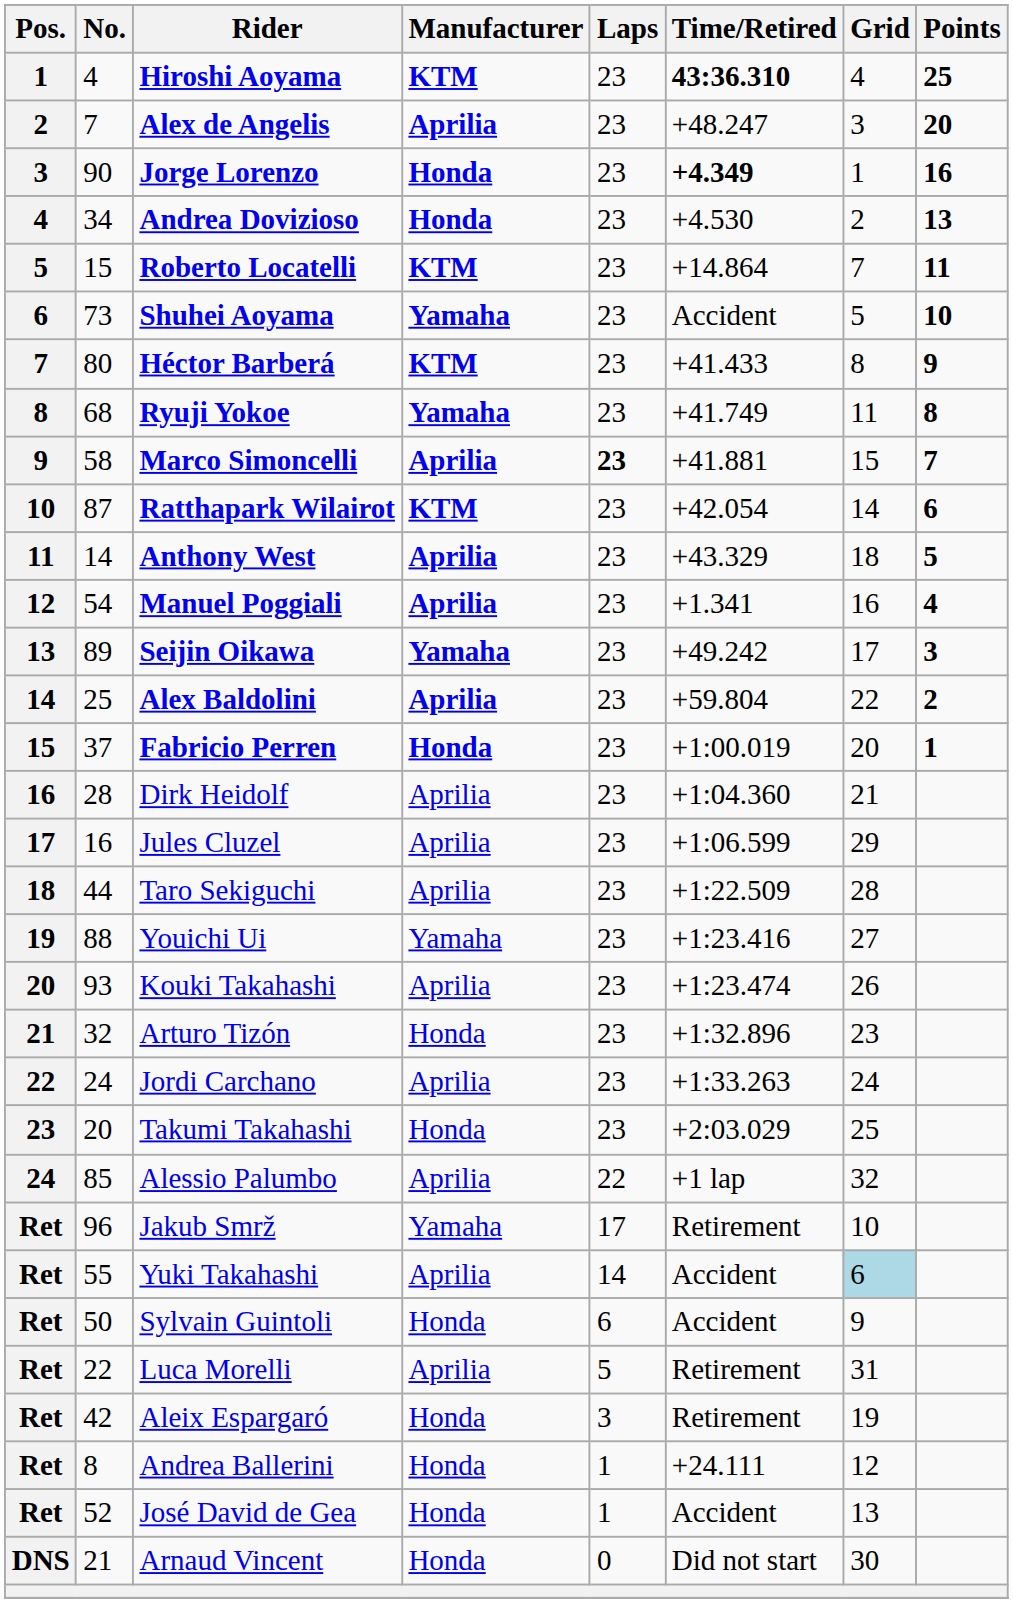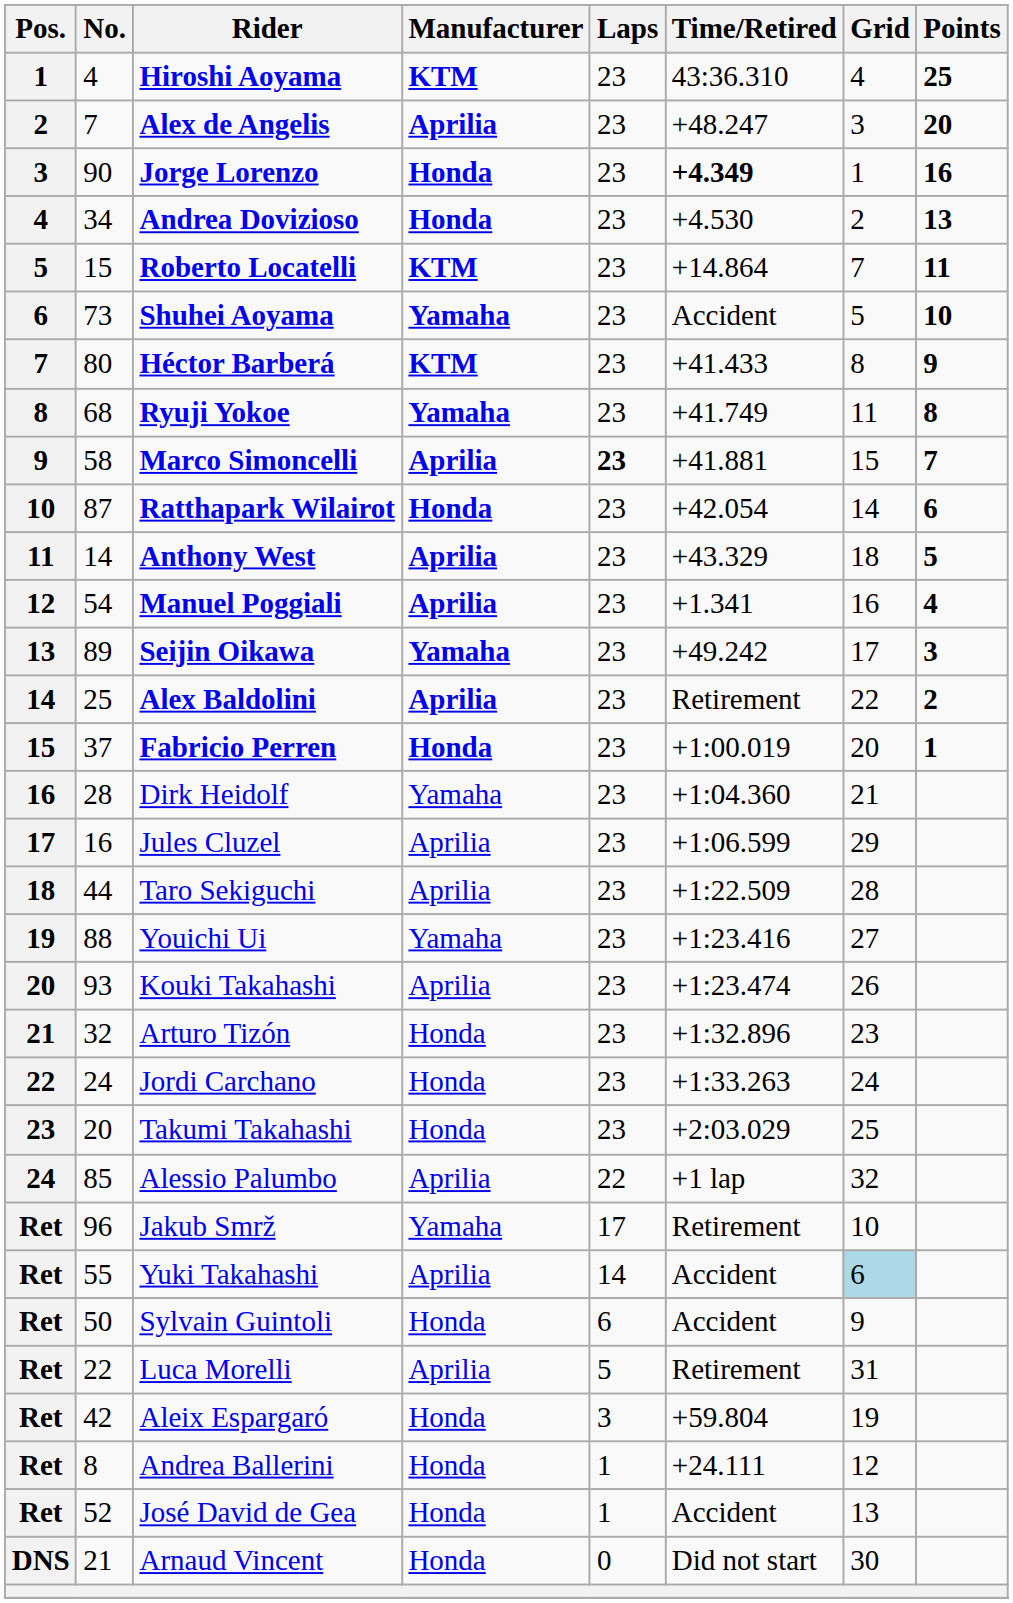(731, 76) bold -> (730, 76) normal
(443, 507) KTM -> (450, 507) Honda
(720, 698) +59.804 -> (736, 698) Retirement
(450, 794) Aprilia -> (455, 794) Yamaha
(450, 1081) Aprilia -> (447, 1081) Honda
(736, 1416) Retirement -> (720, 1416) +59.804
